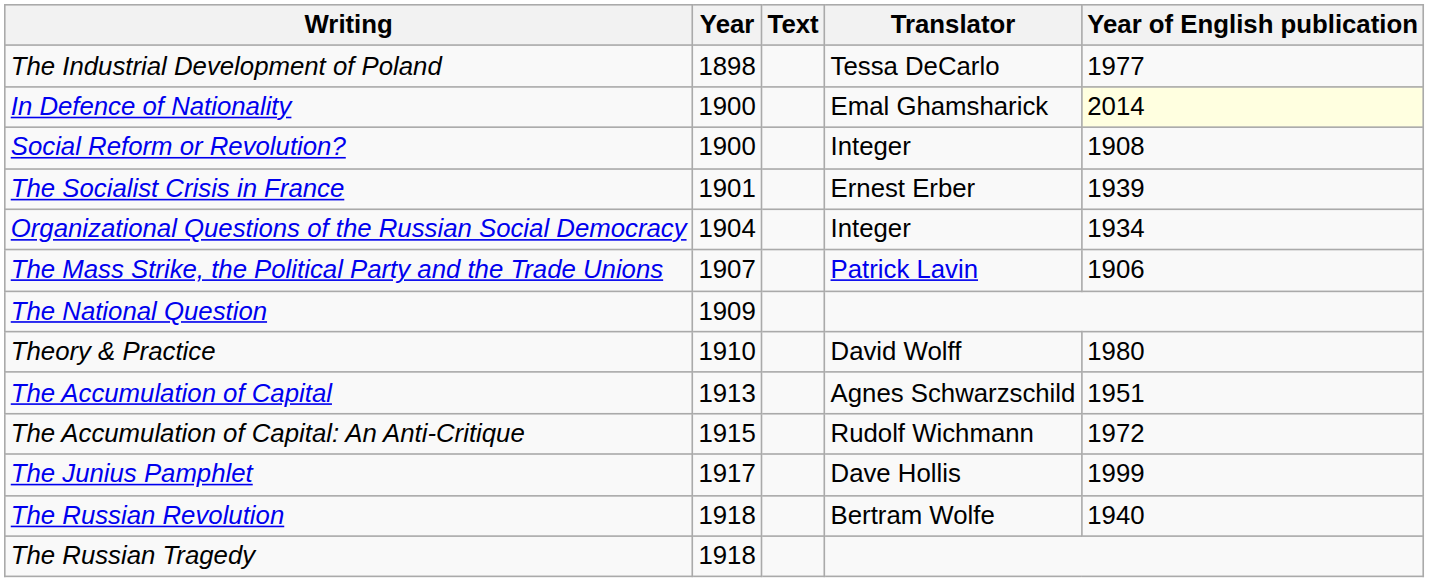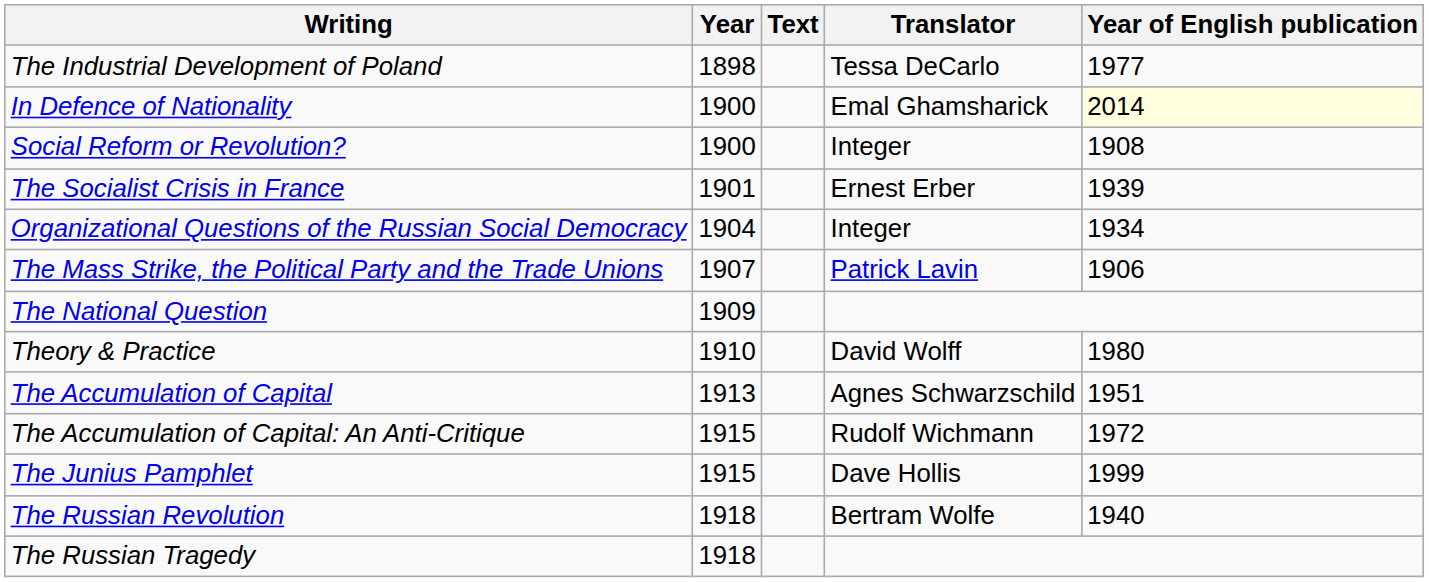(727, 474) 1917 -> (727, 474) 1915
